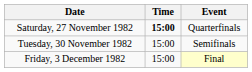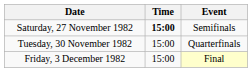(214, 28) Quarterfinals -> (214, 28) Semifinals
(214, 43) Semifinals -> (214, 43) Quarterfinals
